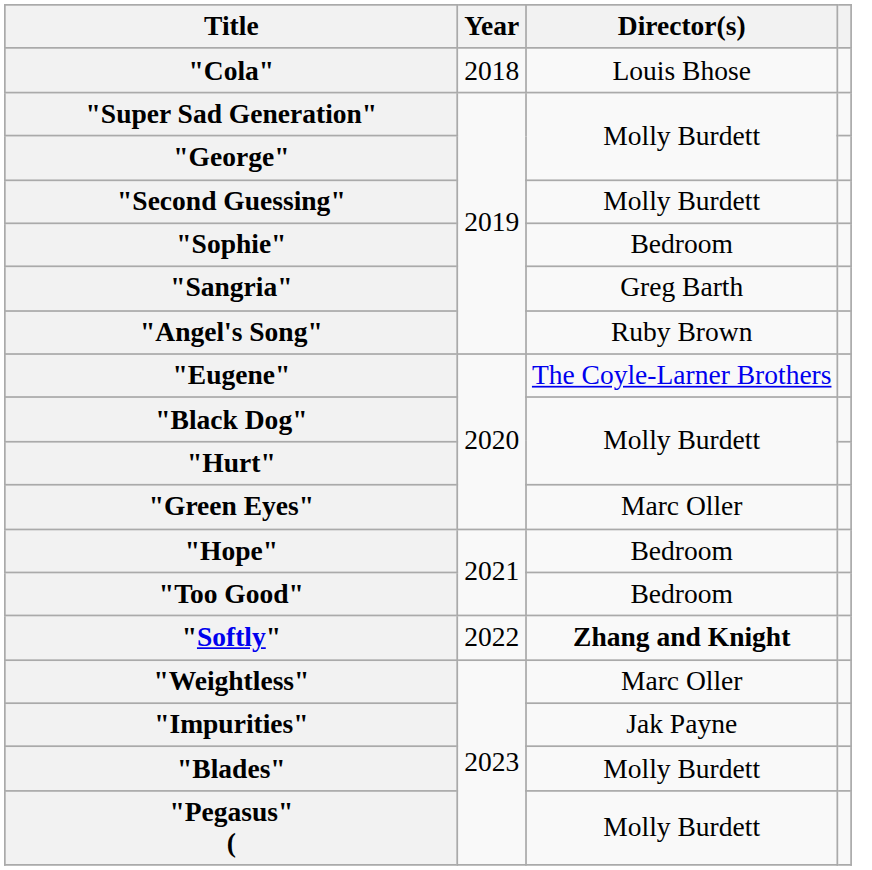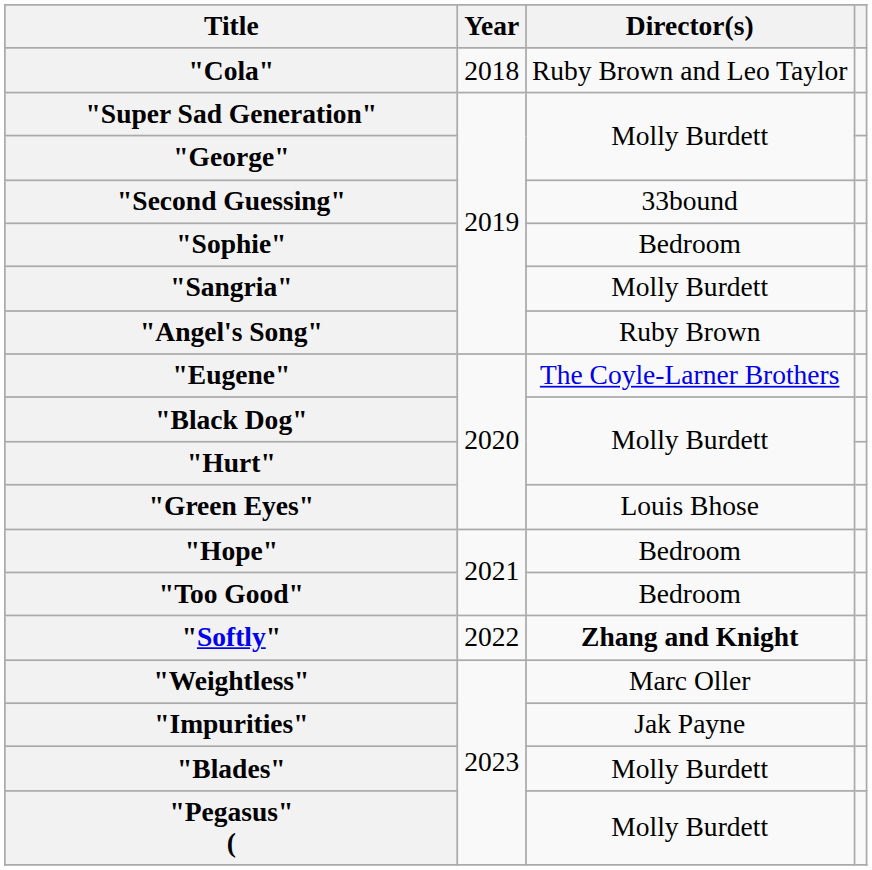(682, 69) Louis Bhose -> (690, 69) Ruby Brown and Leo Taylor
(682, 200) Molly Burdett -> (690, 200) 33bound
(682, 288) Greg Barth -> (690, 288) Molly Burdett
(682, 506) Marc Oller -> (690, 506) Louis Bhose
